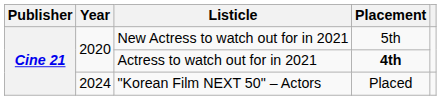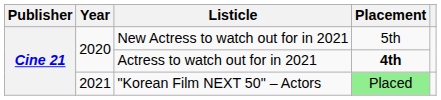(95, 83) 2024 -> (95, 83) 2021
(391, 83) no background -> (391, 83) lightgreen background
